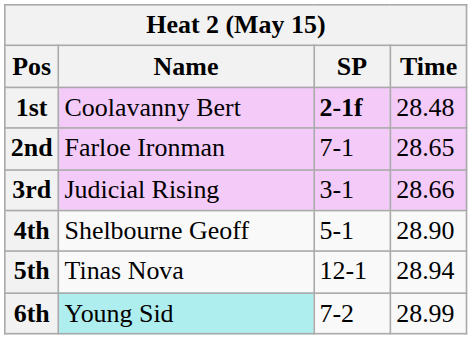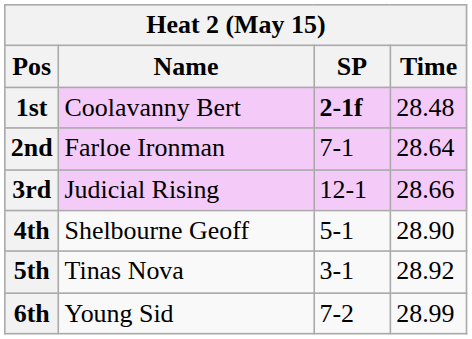(425, 148) 28.65 -> (425, 148) 28.64
(337, 189) 3-1 -> (343, 189) 12-1
(343, 271) 12-1 -> (337, 271) 3-1
(425, 271) 28.94 -> (425, 271) 28.92
(119, 312) paleturquoise background -> (119, 312) no background
